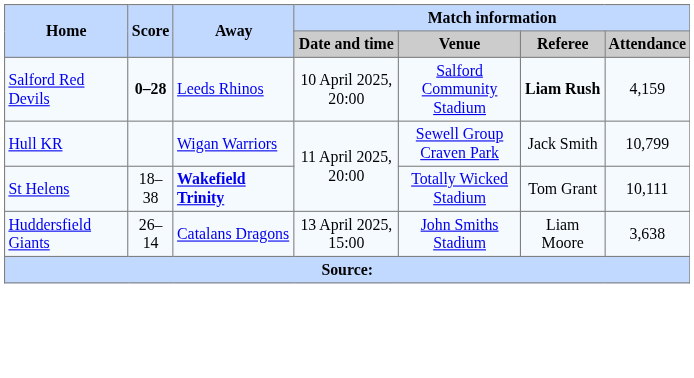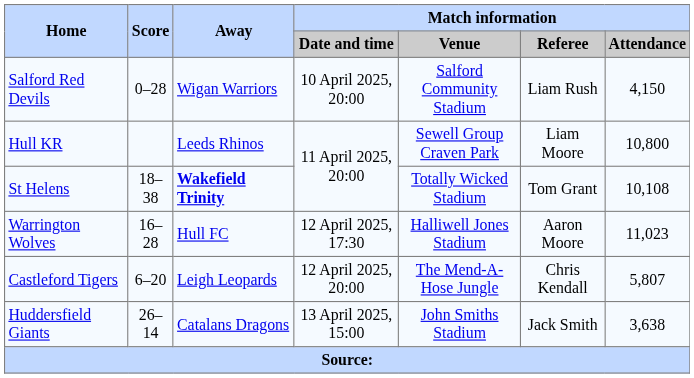(151, 89) bold -> (151, 89) normal
(220, 89) Leeds Rhinos -> (227, 89) Wigan Warriors
(563, 89) bold -> (563, 89) normal
(647, 89) 4,159 -> (647, 89) 4,150
(227, 143) Wigan Warriors -> (220, 143) Leeds Rhinos
(563, 143) Jack Smith -> (563, 143) Liam Moore
(647, 143) 10,799 -> (647, 143) 10,800
(647, 188) 10,111 -> (647, 188) 10,108
+ row: (44, 233)
+ row: (63, 278)
(563, 233) Liam Moore -> (563, 324) Jack Smith
